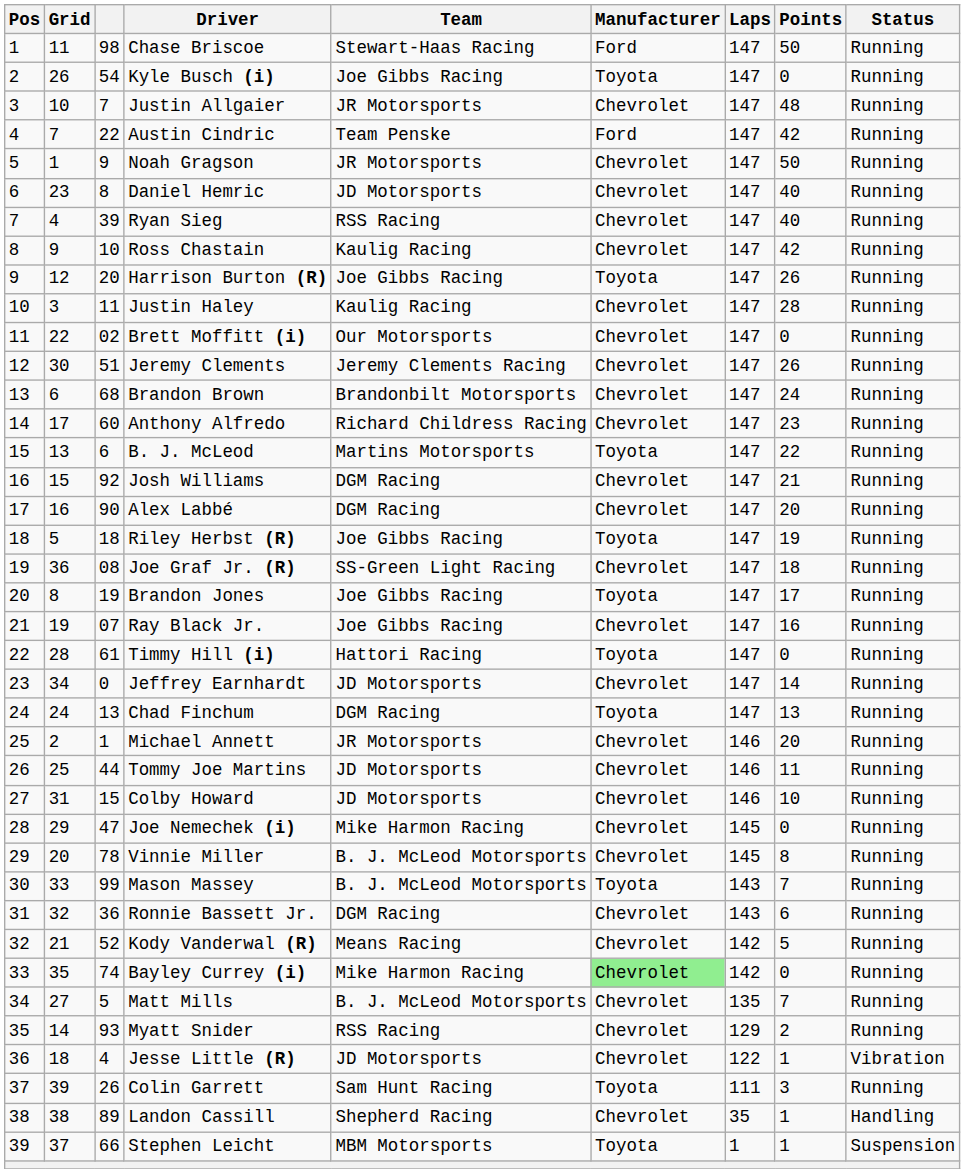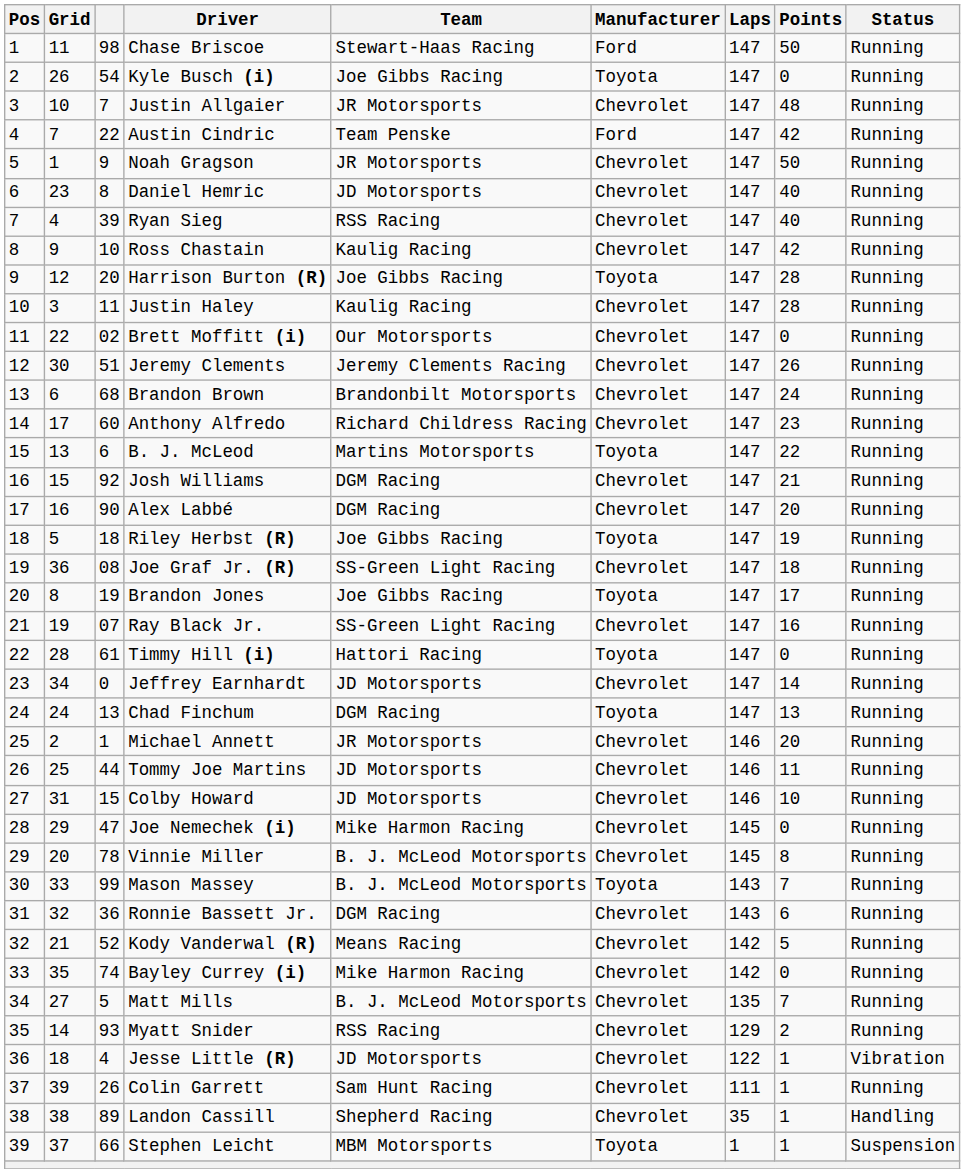(790, 279) 26 -> (790, 279) 28
(419, 626) Joe Gibbs Racing -> (445, 626) SS-Green Light Racing
(642, 973) lightgreen background -> (642, 973) no background
(627, 1088) Toyota -> (642, 1088) Chevrolet
(785, 1088) 3 -> (785, 1088) 1
